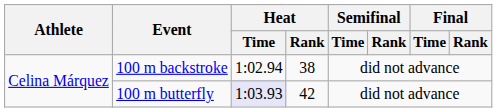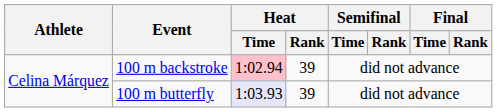(259, 68) no background -> (259, 68) pink background
(307, 68) 38 -> (307, 68) 39
(307, 94) 42 -> (307, 94) 39
